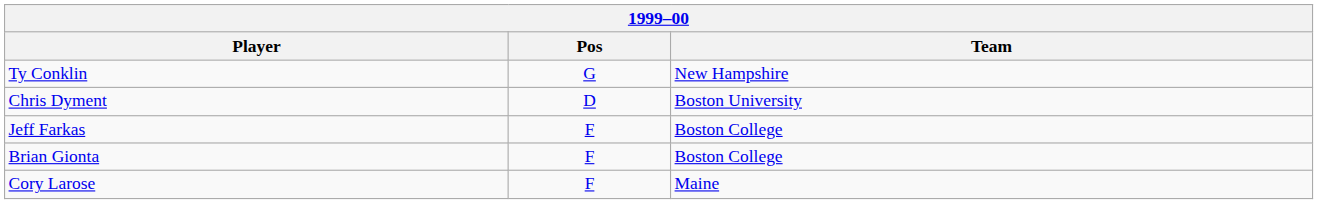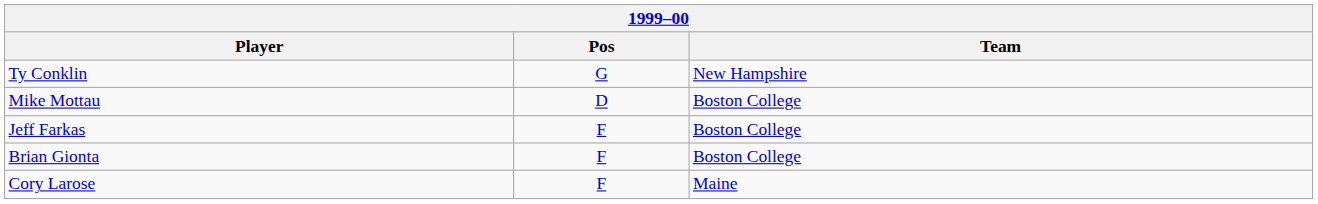- row: (58, 101)
+ row: (54, 101)
